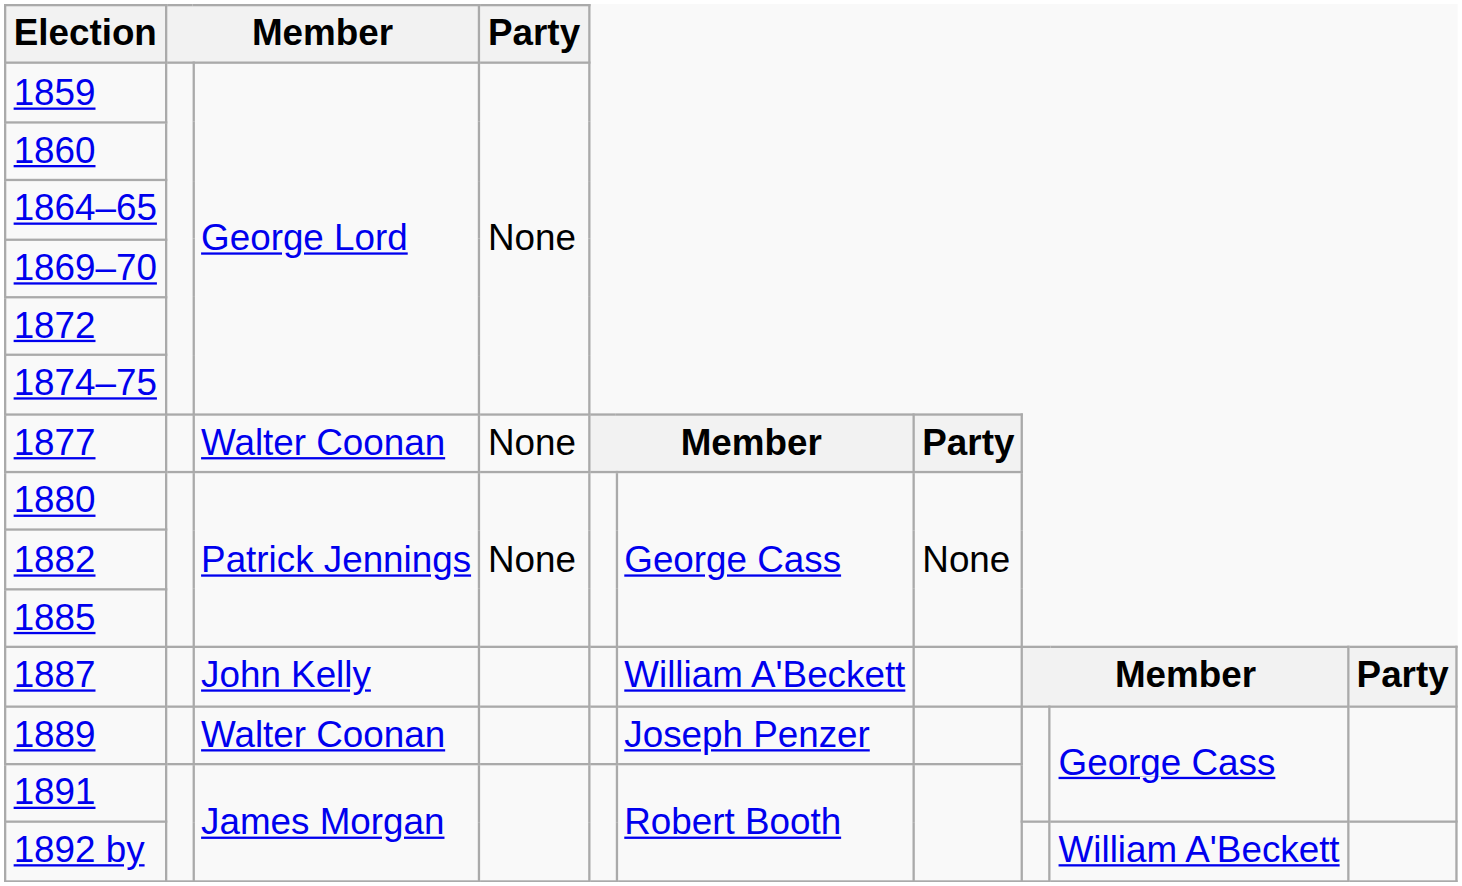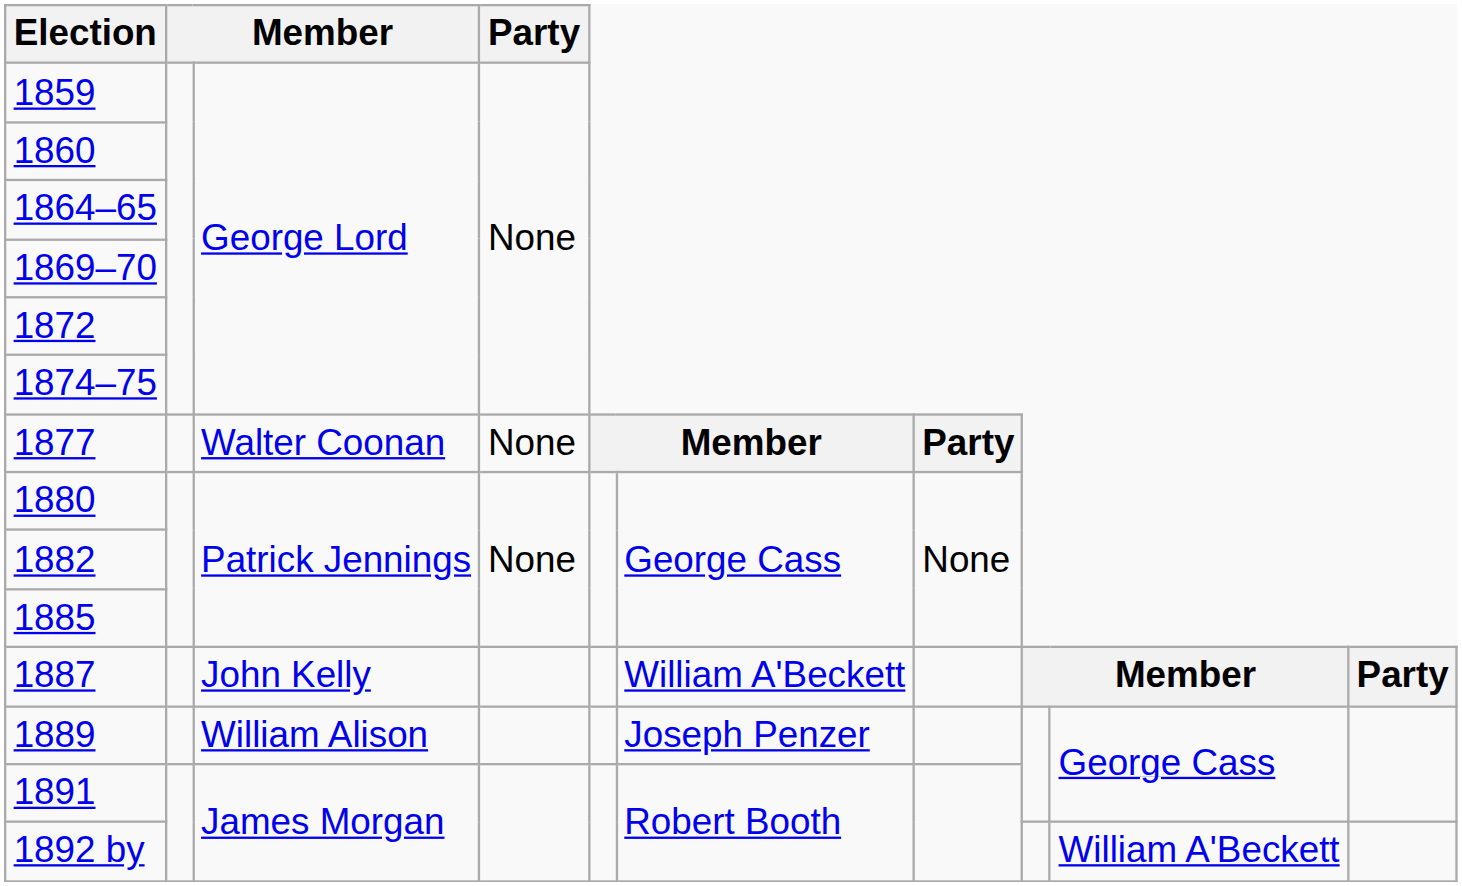(323, 734) Walter Coonan -> (315, 734) William Alison
